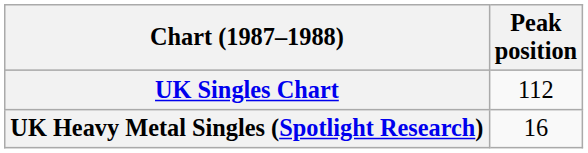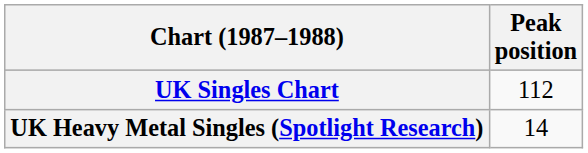(536, 128) 16 -> (536, 128) 14
